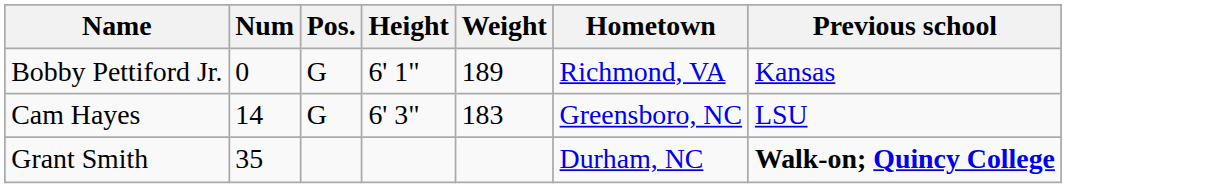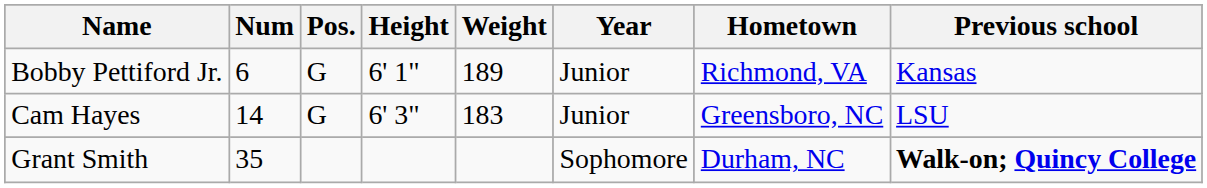+ column: (624, 26)
(242, 70) 0 -> (242, 70) 6
